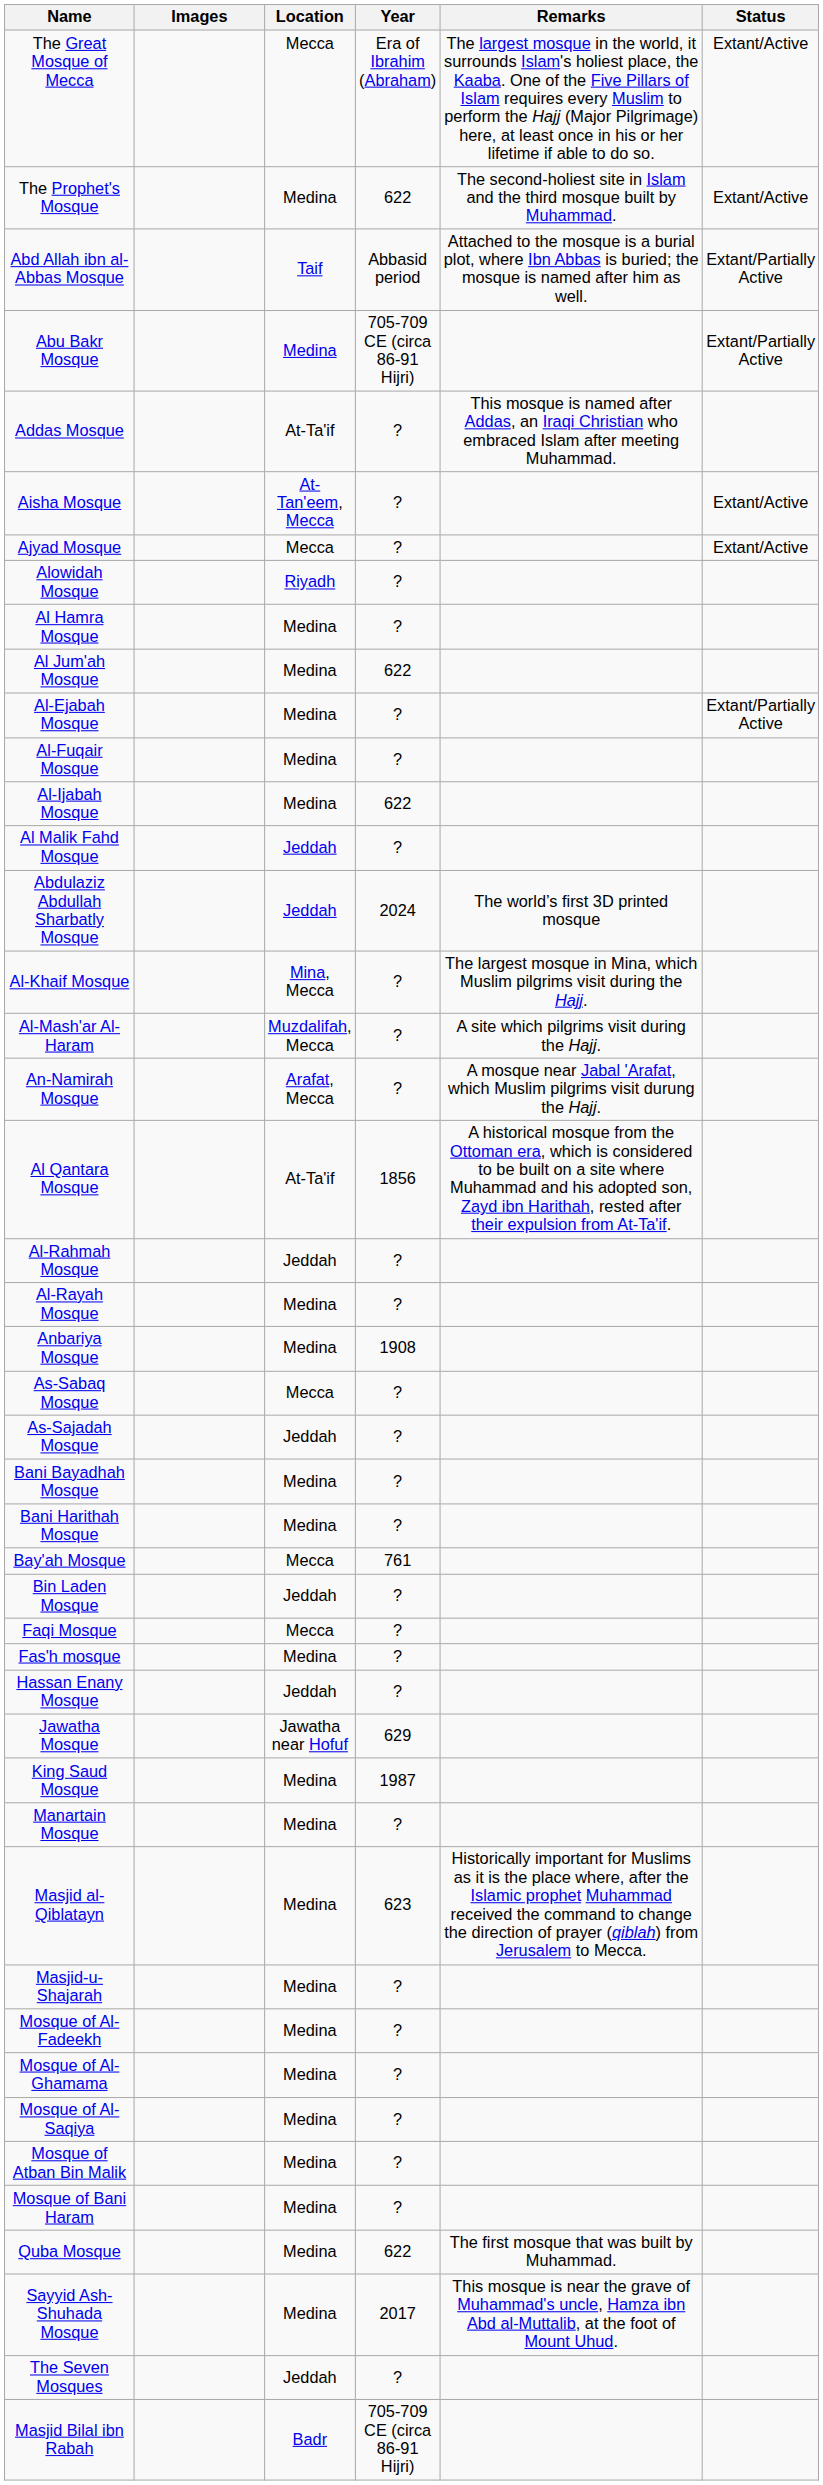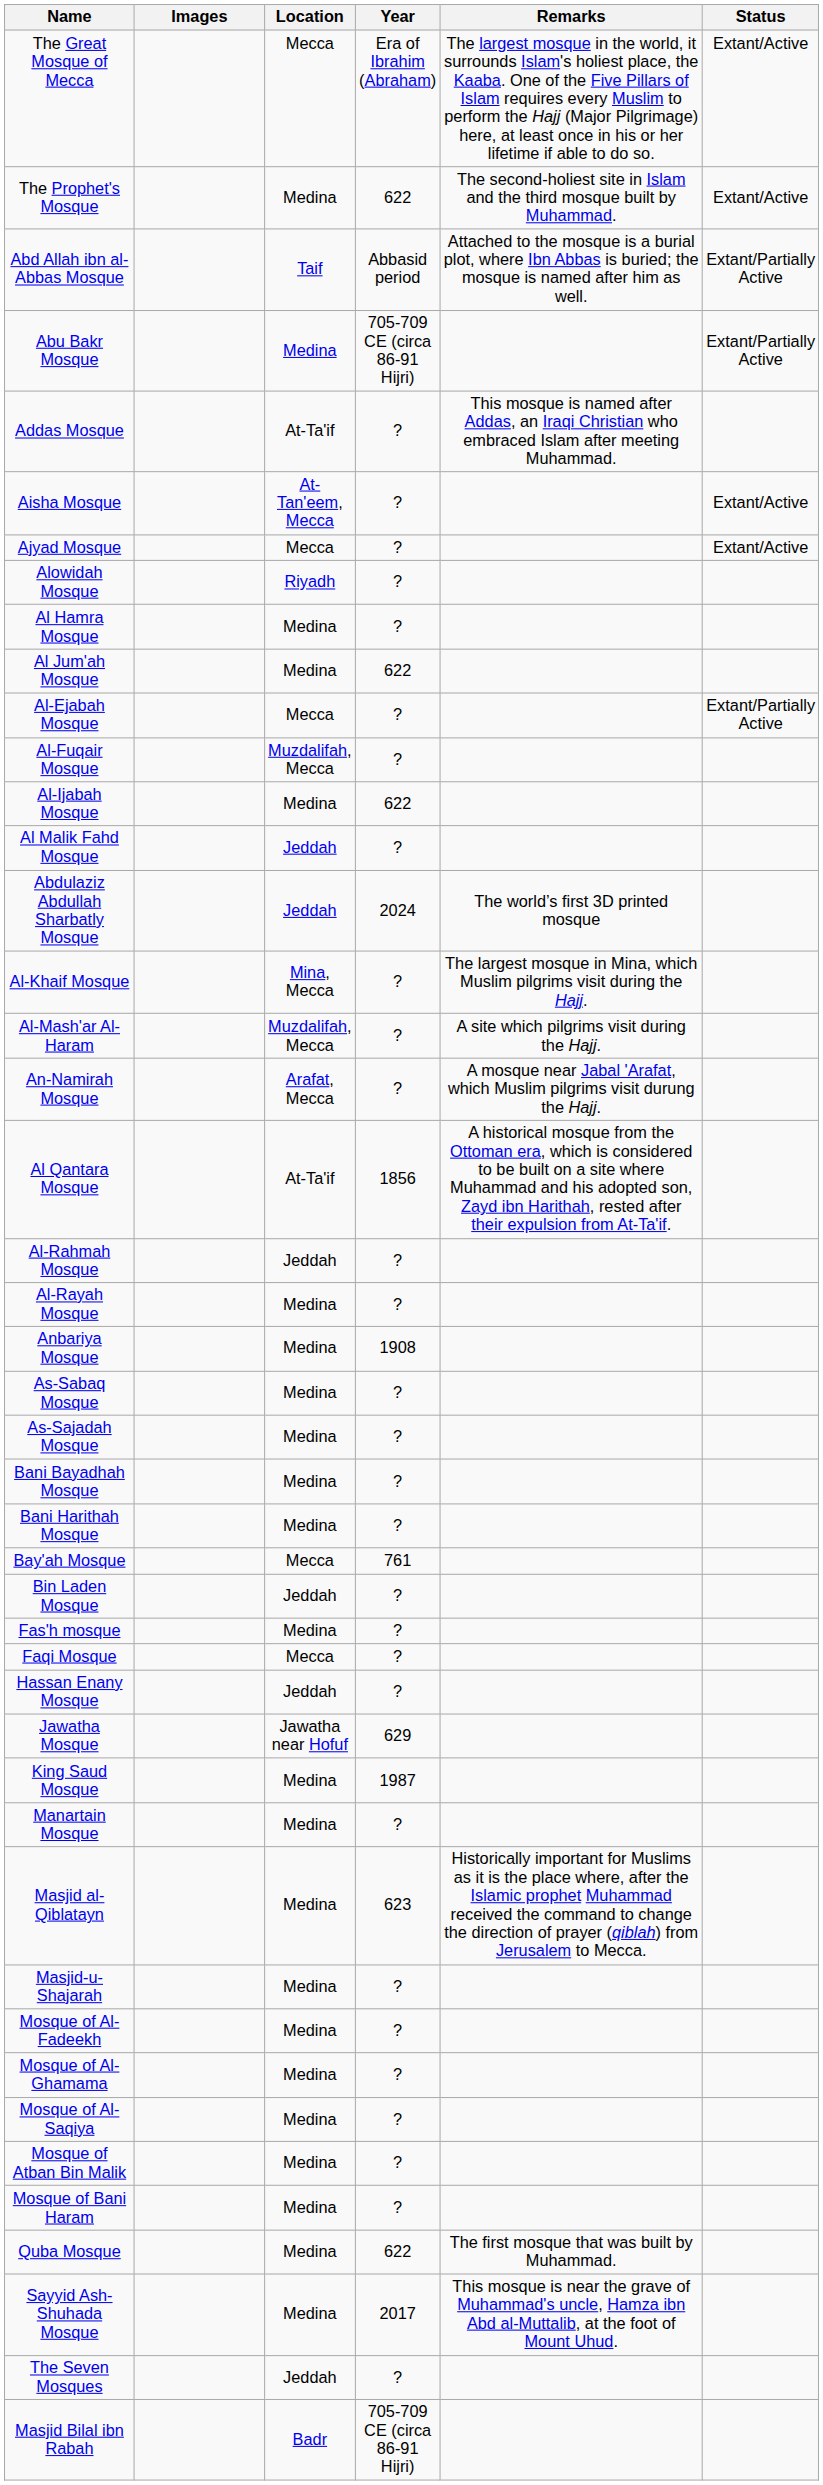(310, 715) Medina -> (310, 715) Mecca
(310, 759) Medina -> (310, 759) Muzdalifah, Mecca
(310, 1393) Mecca -> (310, 1393) Medina
(310, 1437) Jeddah -> (310, 1437) Medina
rows swapped: (69, 1630) <-> (69, 1656)
